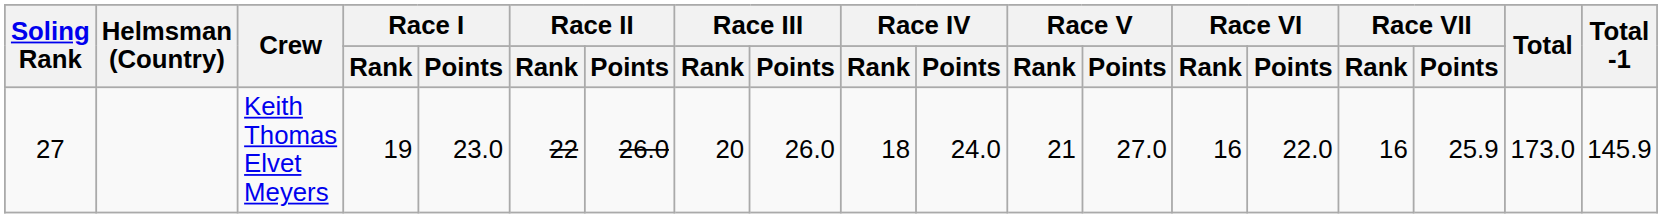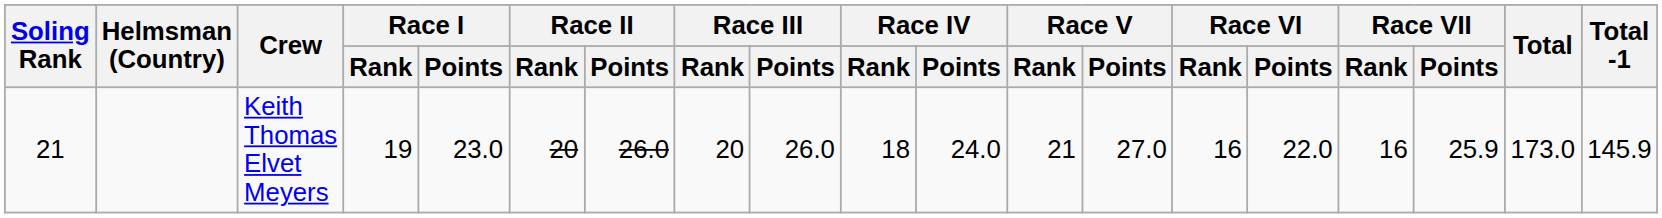(50, 150) 27 -> (50, 150) 21
(564, 150) 22 -> (564, 150) 20
